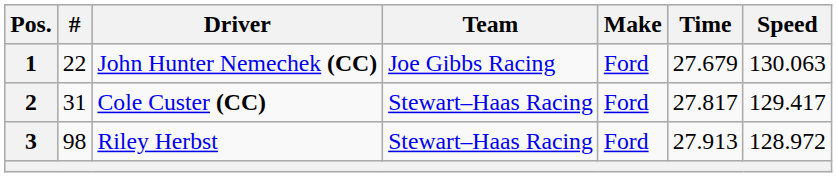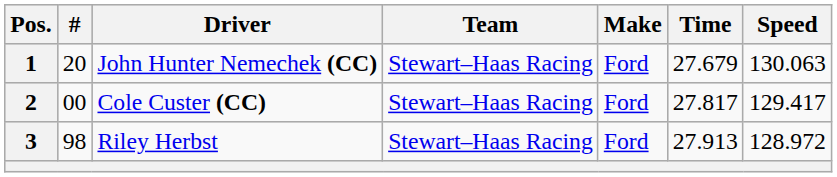(75, 63) 22 -> (75, 63) 20
(472, 63) Joe Gibbs Racing -> (490, 63) Stewart–Haas Racing
(75, 102) 31 -> (75, 102) 00
